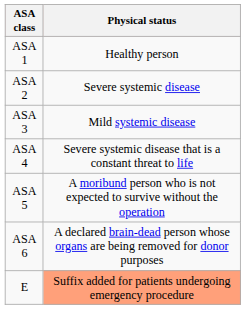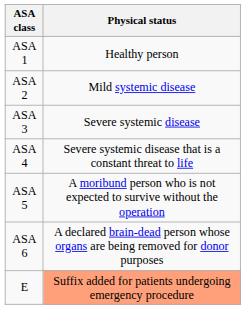(142, 88) Severe systemic disease -> (142, 88) Mild systemic disease
(142, 122) Mild systemic disease -> (142, 122) Severe systemic disease
